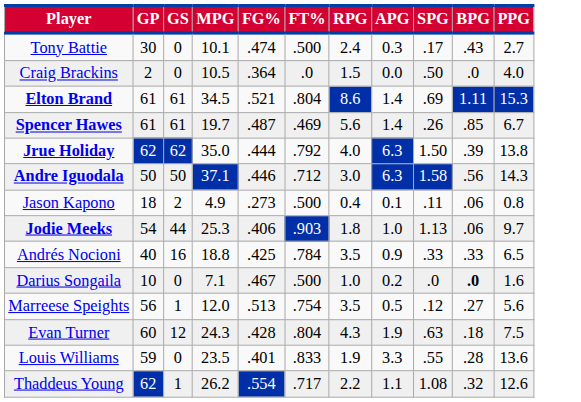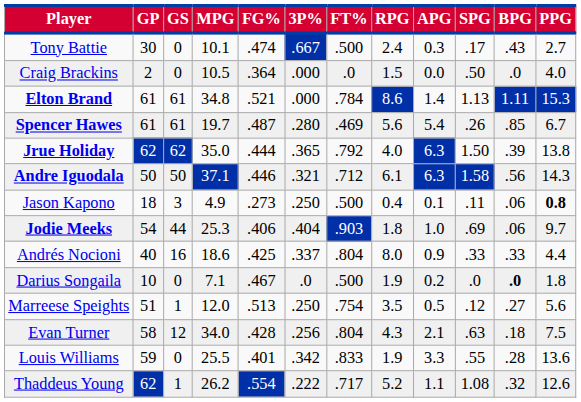+ column: (306, 19)
(215, 99) 34.5 -> (215, 99) 34.8
(307, 99) .804 -> (349, 99) .784
(433, 99) .69 -> (475, 99) 1.13
(392, 125) 1.4 -> (434, 125) 5.4
(350, 176) 3.0 -> (392, 176) 6.1
(178, 202) 2 -> (178, 202) 3
(514, 202) normal -> (556, 202) bold
(433, 228) 1.13 -> (475, 228) .69
(215, 254) 18.8 -> (215, 254) 18.6
(307, 254) .784 -> (349, 254) .804
(350, 254) 3.5 -> (392, 254) 8.0
(514, 254) 6.5 -> (556, 254) 4.4
(350, 280) 1.0 -> (392, 280) 1.9
(514, 280) 1.6 -> (556, 280) 1.8
(148, 306) 56 -> (148, 306) 51
(148, 332) 60 -> (148, 332) 58
(215, 332) 24.3 -> (215, 332) 34.0
(392, 332) 1.9 -> (434, 332) 2.1
(215, 357) 23.5 -> (215, 357) 25.5
(350, 383) 2.2 -> (392, 383) 5.2
